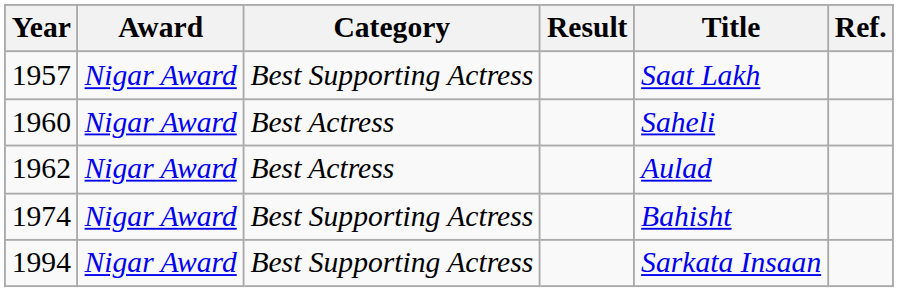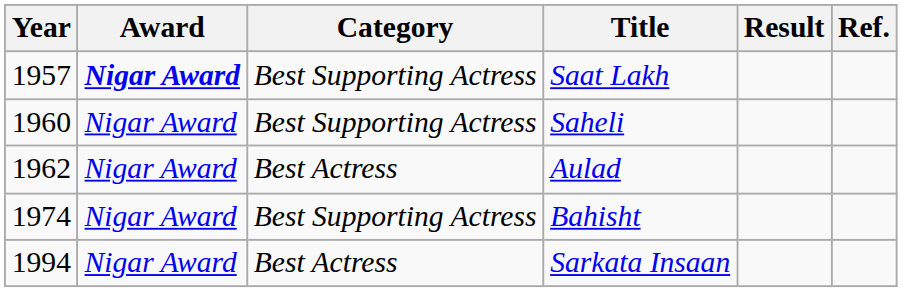columns swapped: (587, 27) <-> (731, 27)
(161, 74) normal -> (162, 74) bold
(322, 121) Best Actress -> (395, 121) Best Supporting Actress
(392, 262) Best Supporting Actress -> (326, 262) Best Actress
